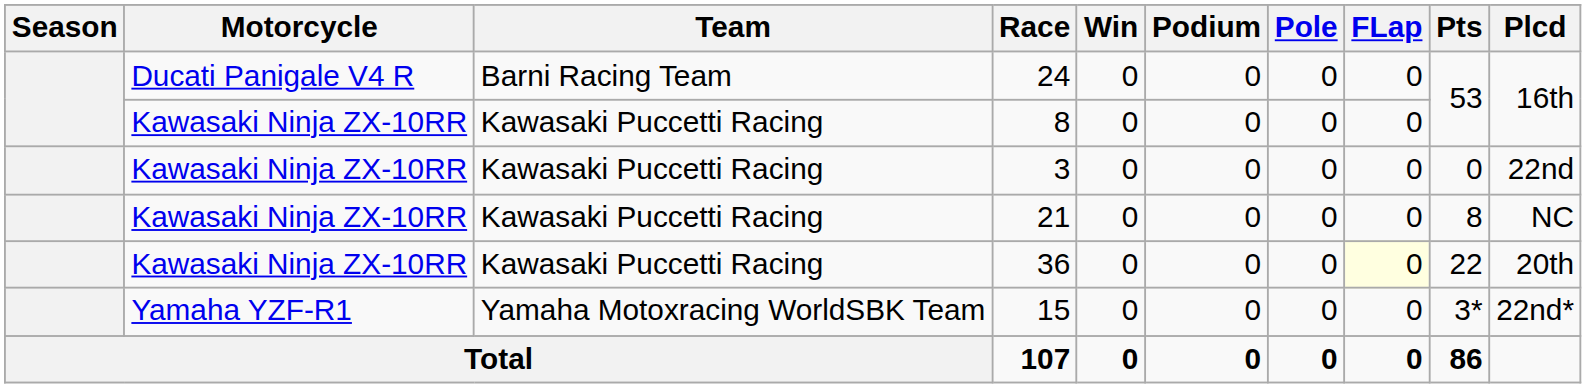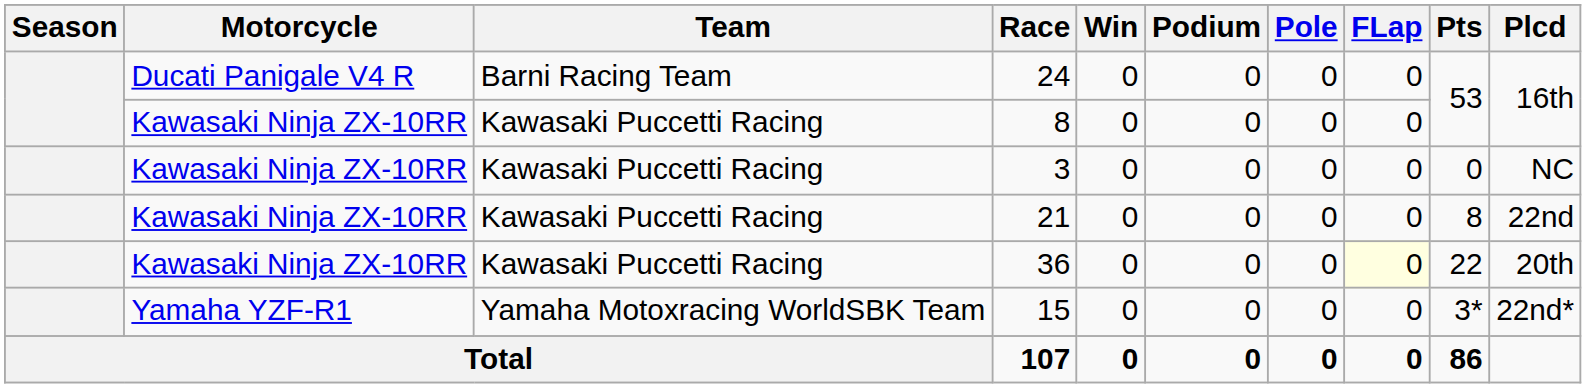(1541, 169) 22nd -> (1553, 169) NC
(1553, 216) NC -> (1541, 216) 22nd
